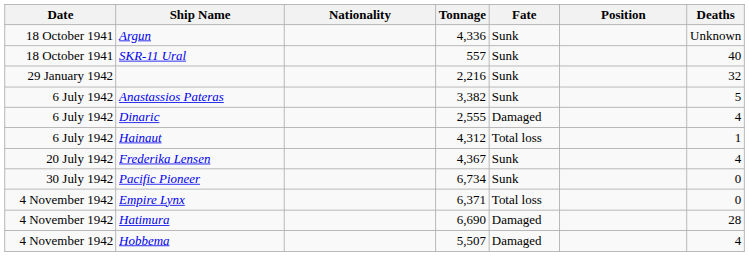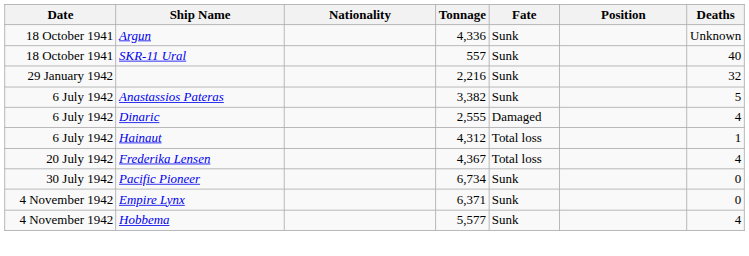(505, 158) Sunk -> (517, 158) Total loss
(517, 199) Total loss -> (505, 199) Sunk
- row: (144, 220)
(471, 240) 5,507 -> (471, 220) 5,577
(517, 240) Damaged -> (505, 220) Sunk
